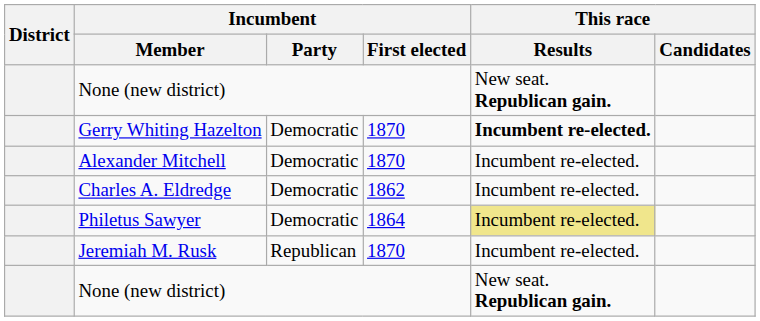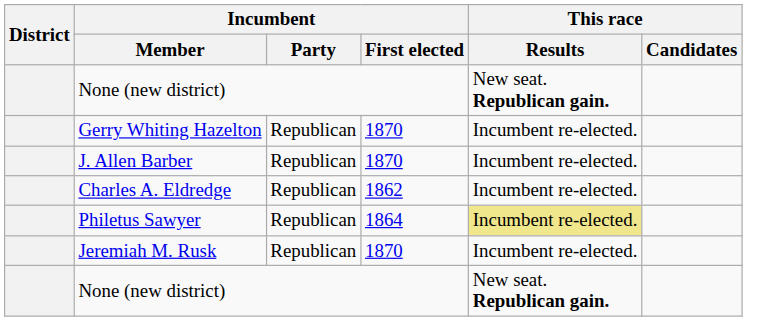(314, 130) Democratic -> (313, 130) Republican
(563, 130) bold -> (555, 130) normal
+ row: (135, 160)
- row: (152, 160)
(314, 190) Democratic -> (313, 190) Republican
(314, 220) Democratic -> (313, 220) Republican
